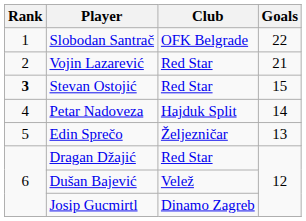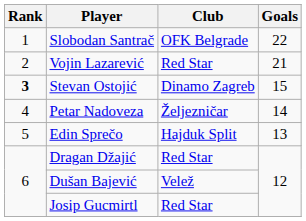(187, 87) Red Star -> (208, 87) Dinamo Zagreb
(199, 110) Hajduk Split -> (194, 110) Željezničar
(194, 134) Željezničar -> (199, 134) Hajduk Split
(208, 205) Dinamo Zagreb -> (187, 205) Red Star
